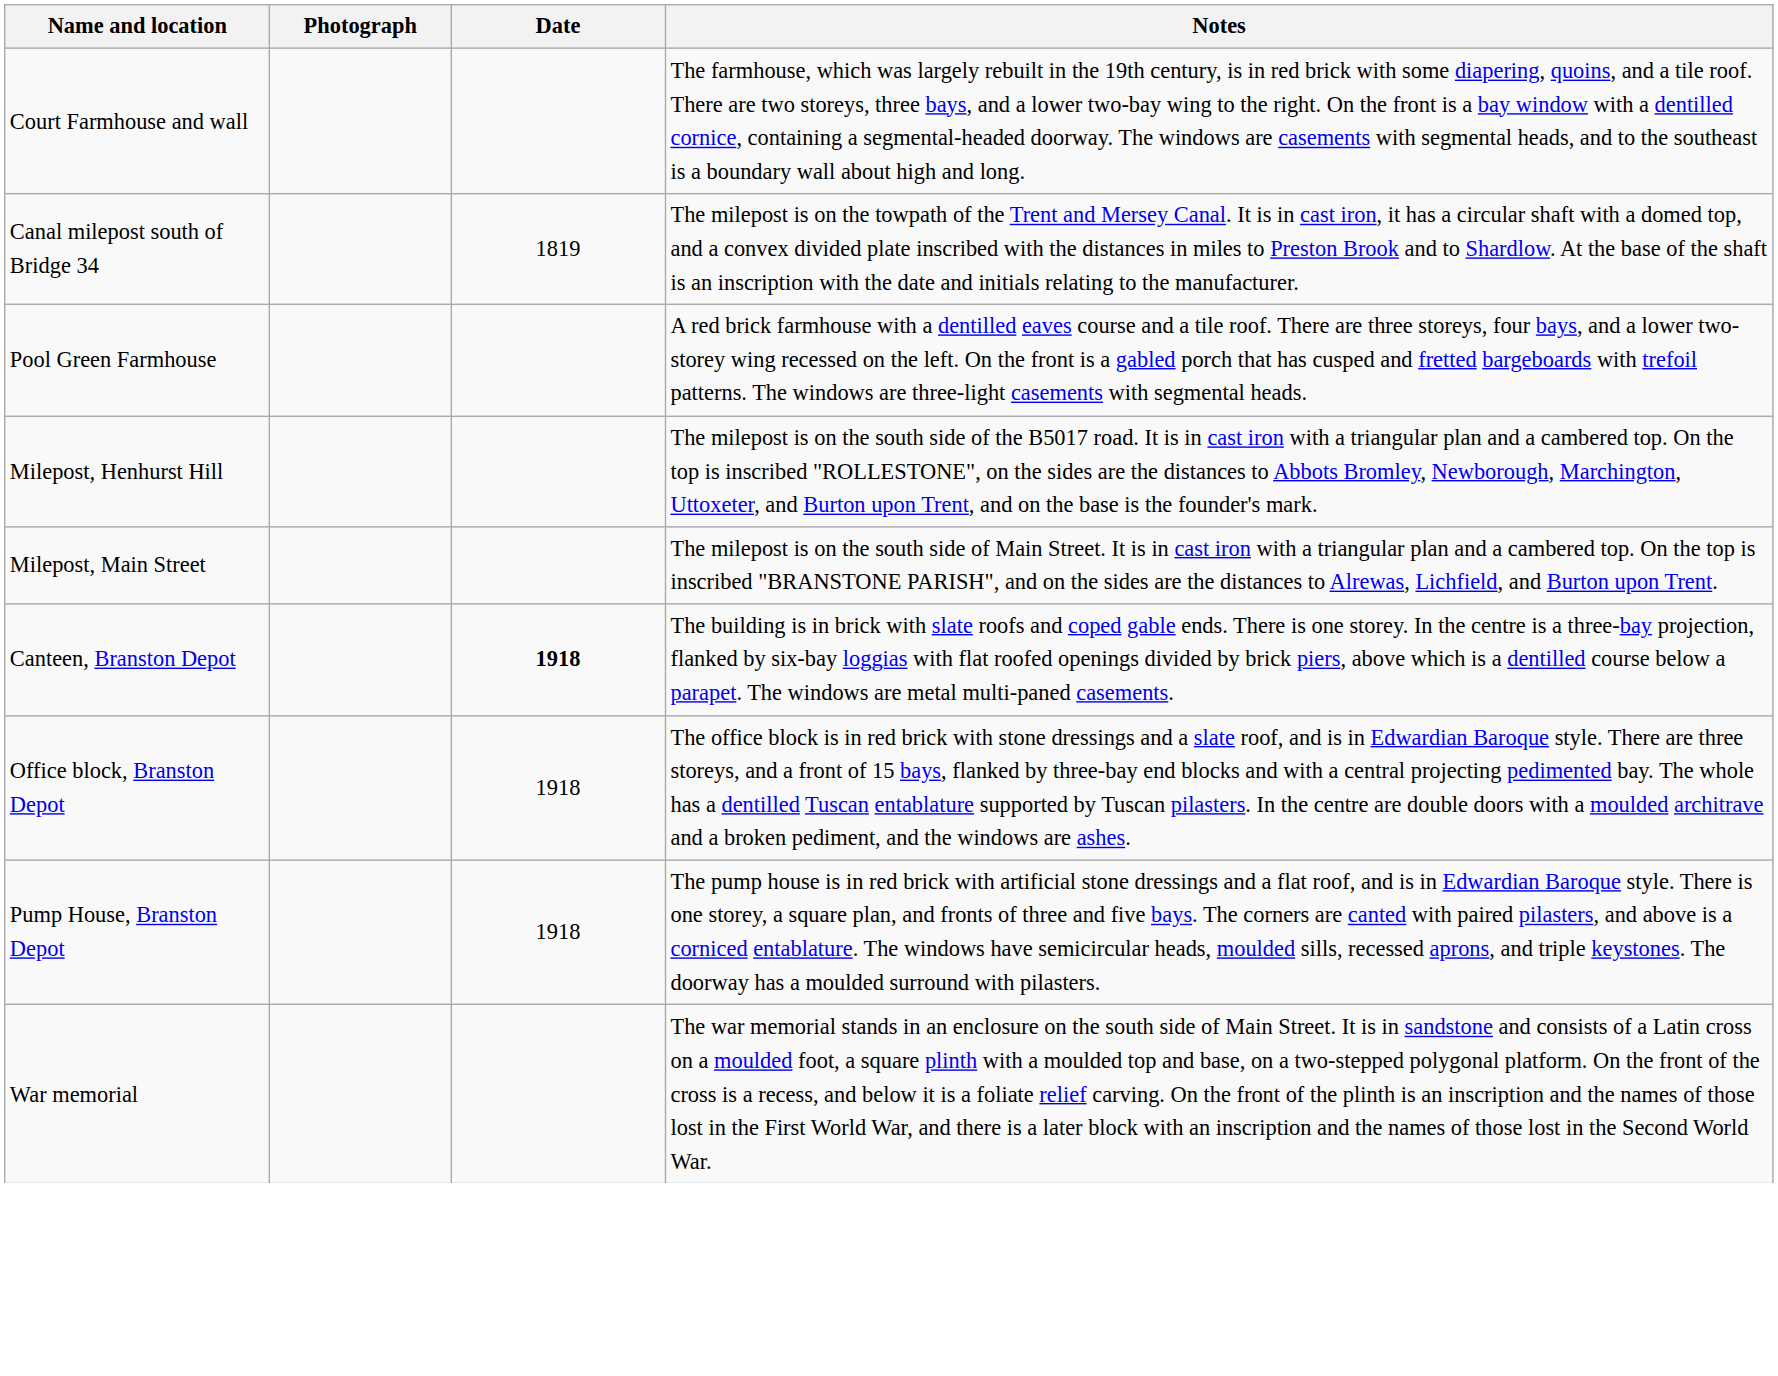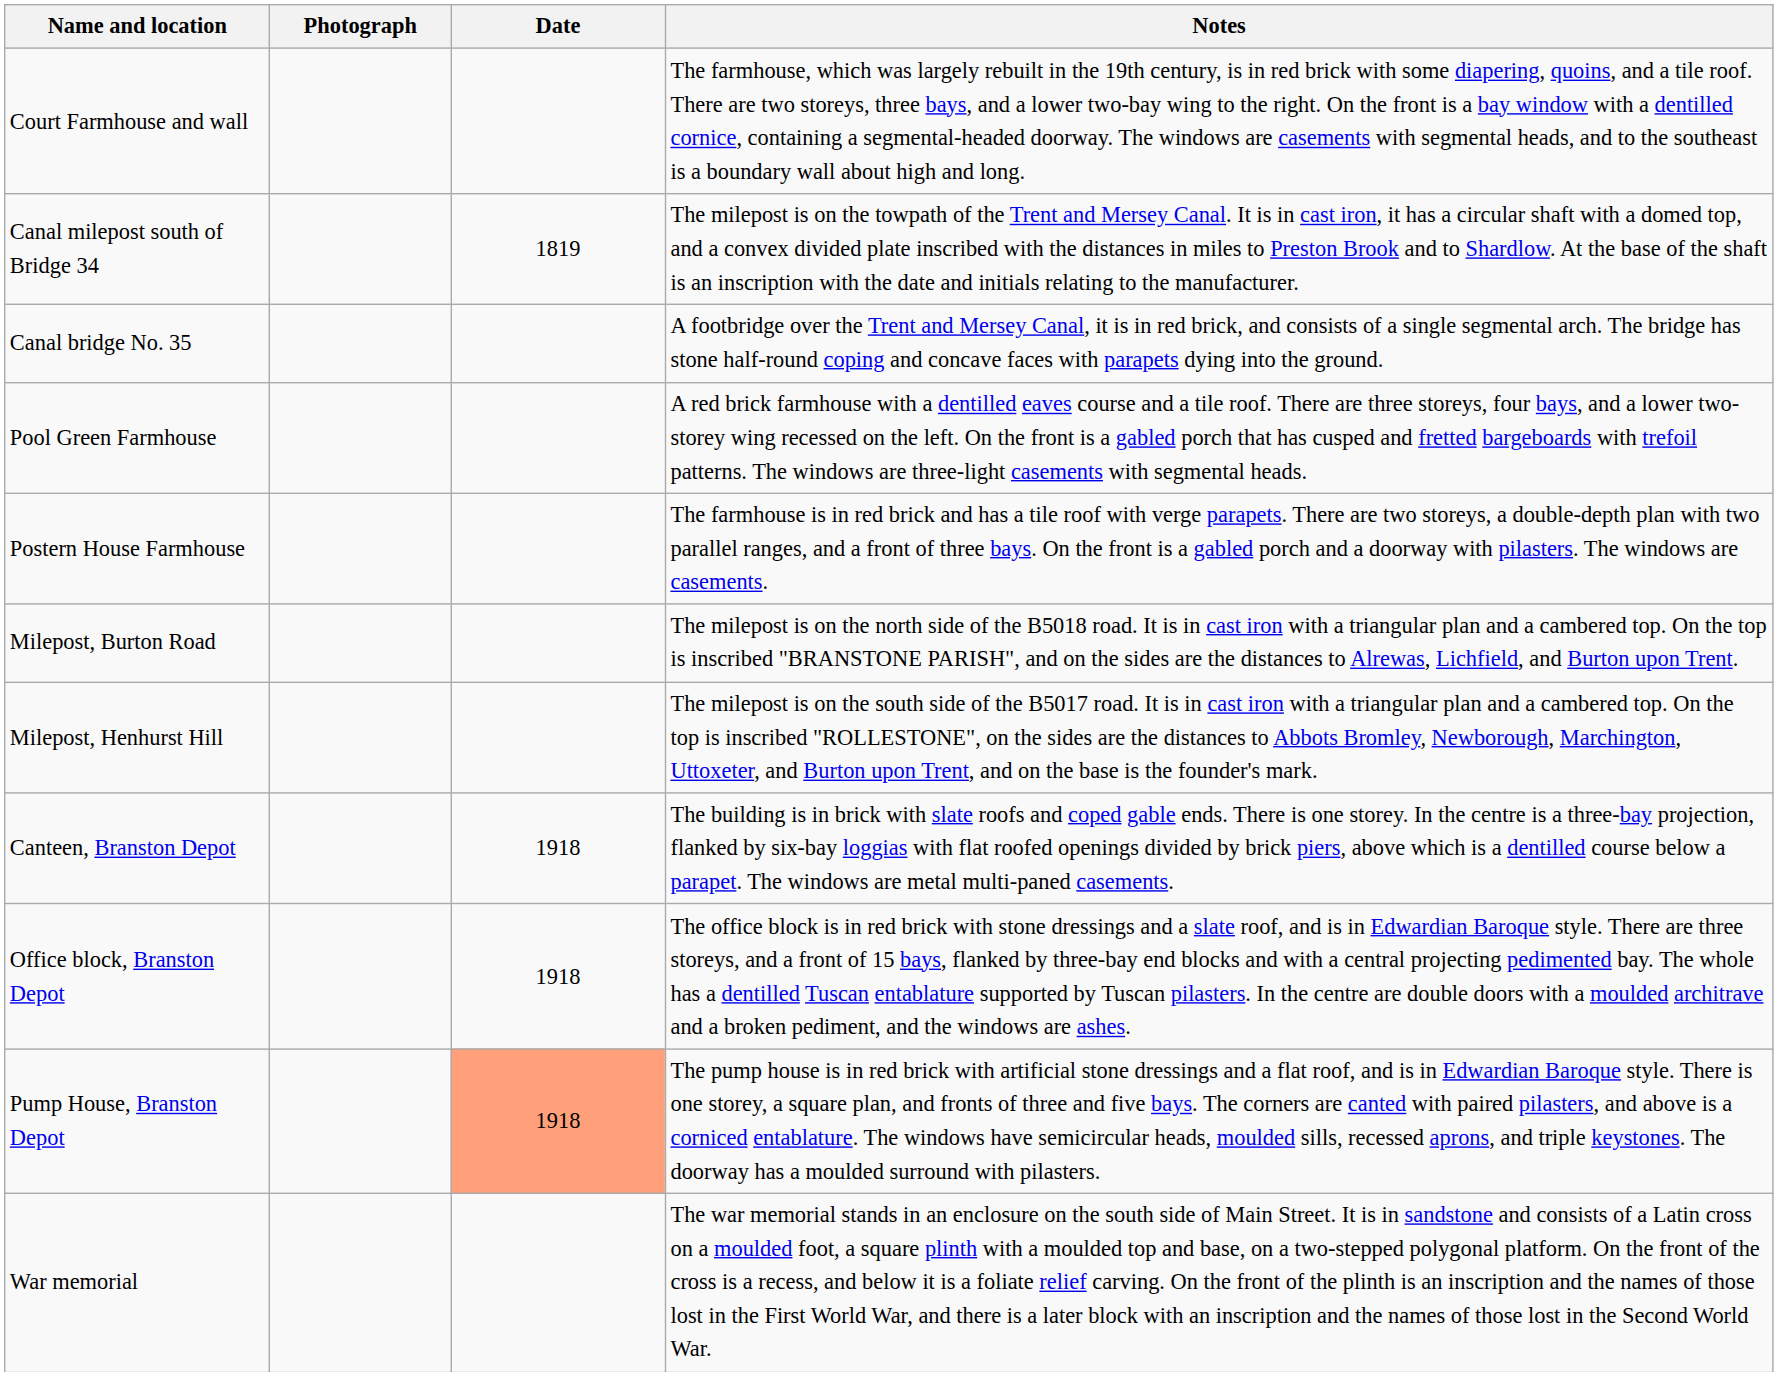+ row: (101, 343)
+ row: (127, 548)
+ row: (113, 642)
- row: (108, 565)
(558, 659) bold -> (558, 848) normal
(558, 932) no background -> (558, 1120) lightsalmon background
